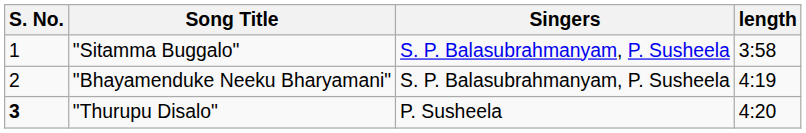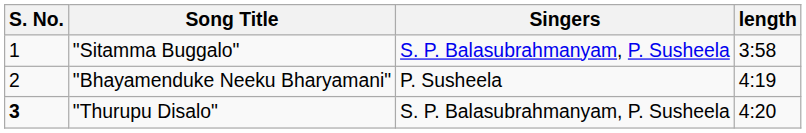(565, 81) S. P. Balasubrahmanyam, P. Susheela -> (451, 81) P. Susheela
(451, 111) P. Susheela -> (565, 111) S. P. Balasubrahmanyam, P. Susheela
